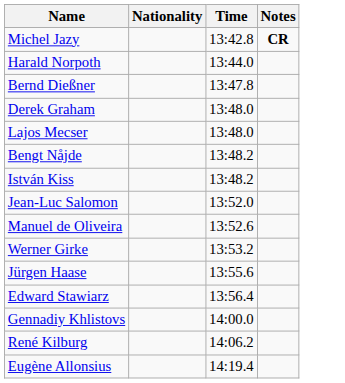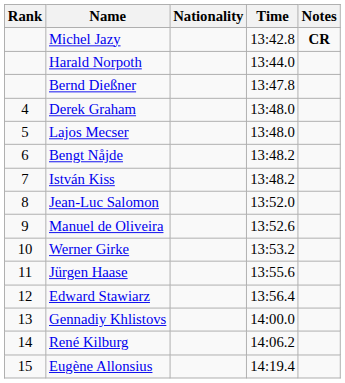+ column: (25, 16)
